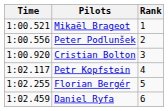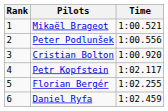columns swapped: (151, 12) <-> (28, 12)
